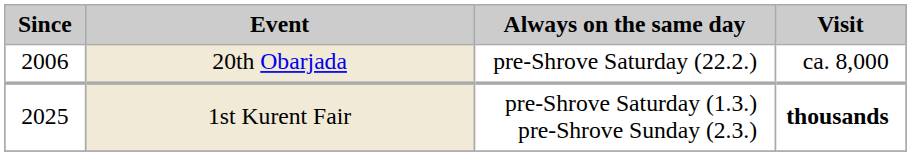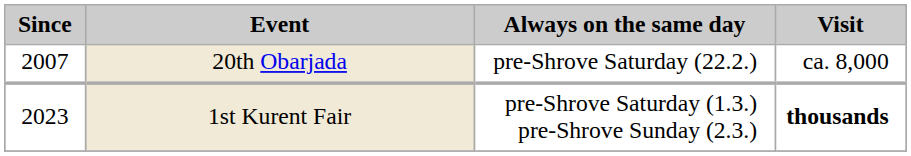(45, 62) 2006 -> (45, 62) 2007
(45, 116) 2025 -> (45, 116) 2023
